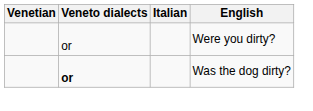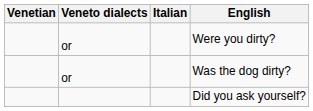(67, 78) bold -> (67, 78) normal
+ row: (249, 96)
